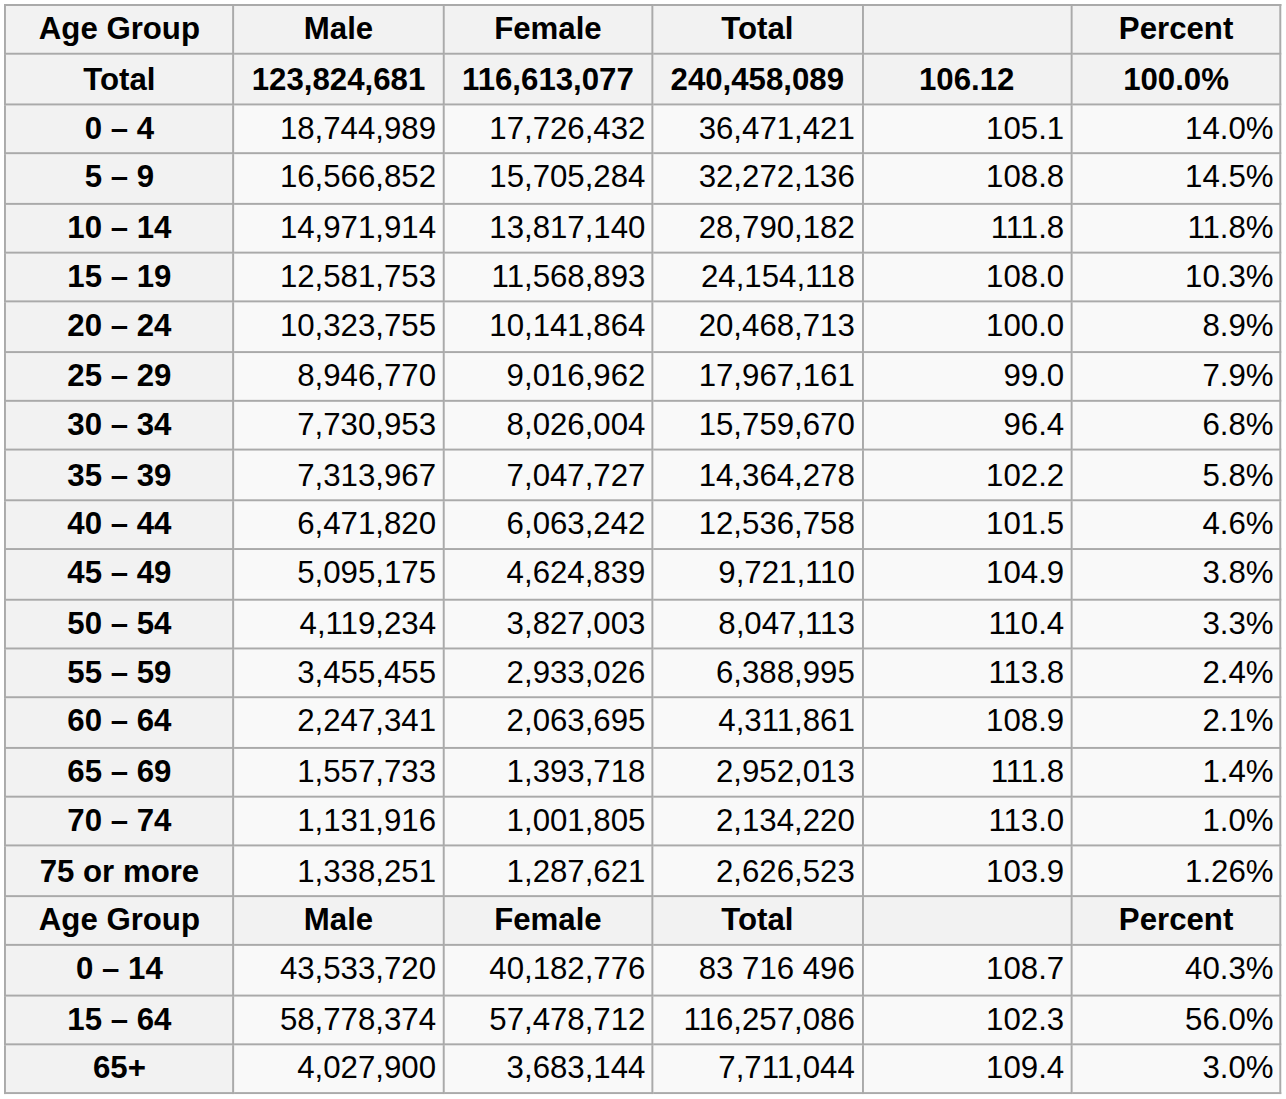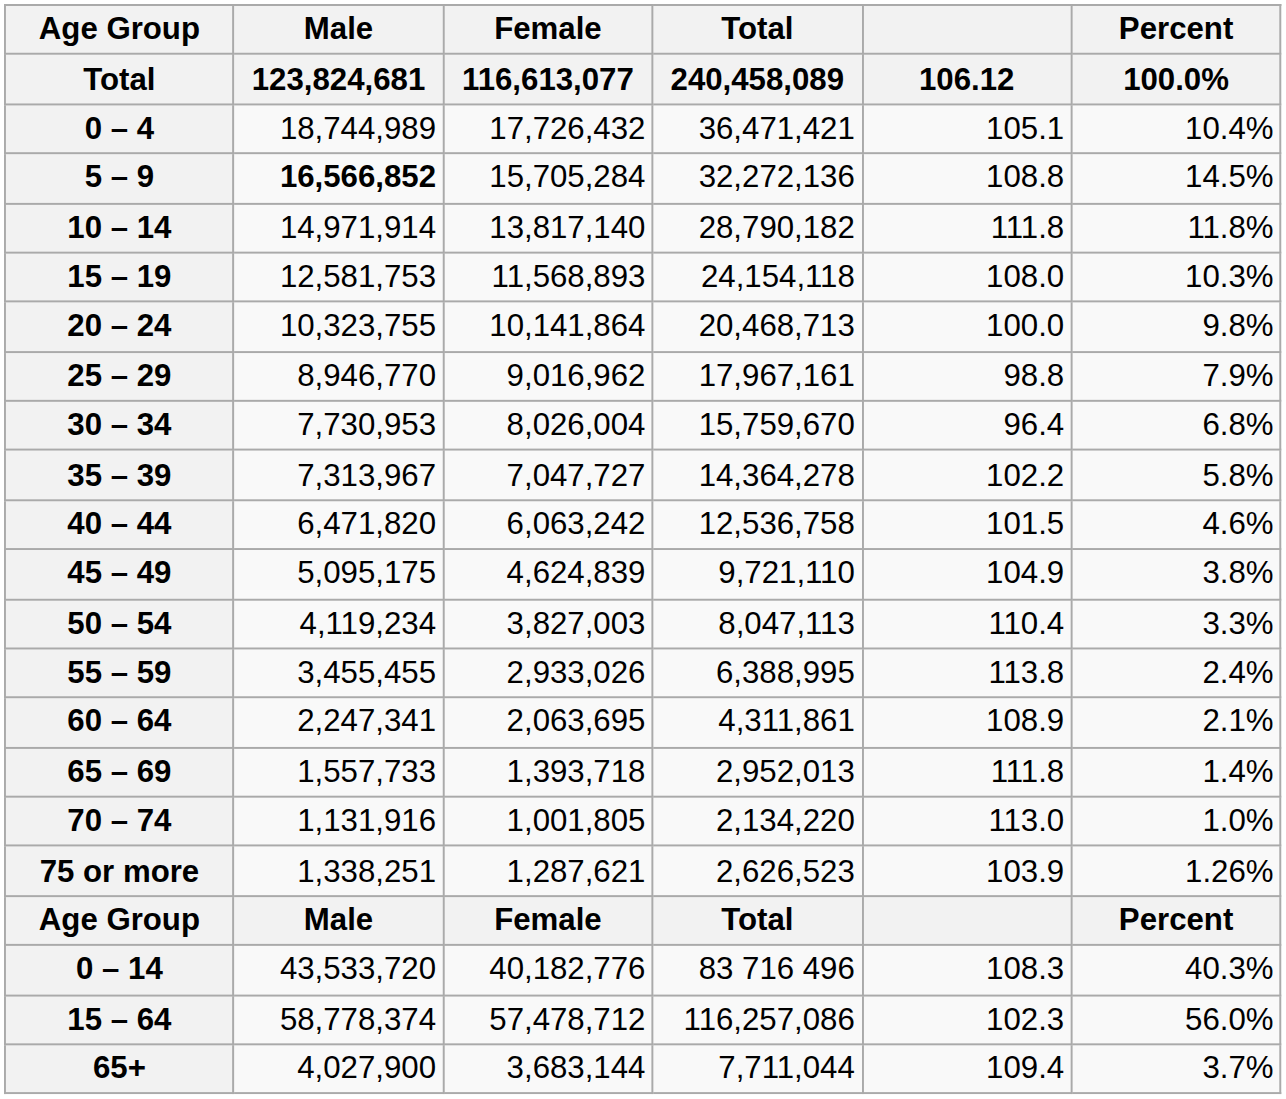(1229, 128) 14.0% -> (1229, 128) 10.4%
(358, 177) normal -> (358, 177) bold
(1238, 326) 8.9% -> (1238, 326) 9.8%
(1034, 375) 99.0 -> (1034, 375) 98.8
(1025, 969) 108.7 -> (1025, 969) 108.3
(1238, 1068) 3.0% -> (1238, 1068) 3.7%
